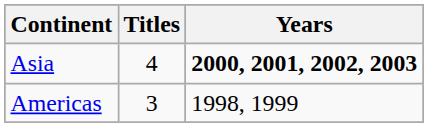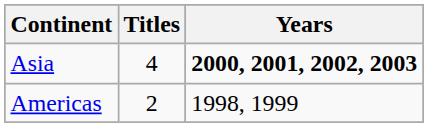(152, 102) 3 -> (152, 102) 2
